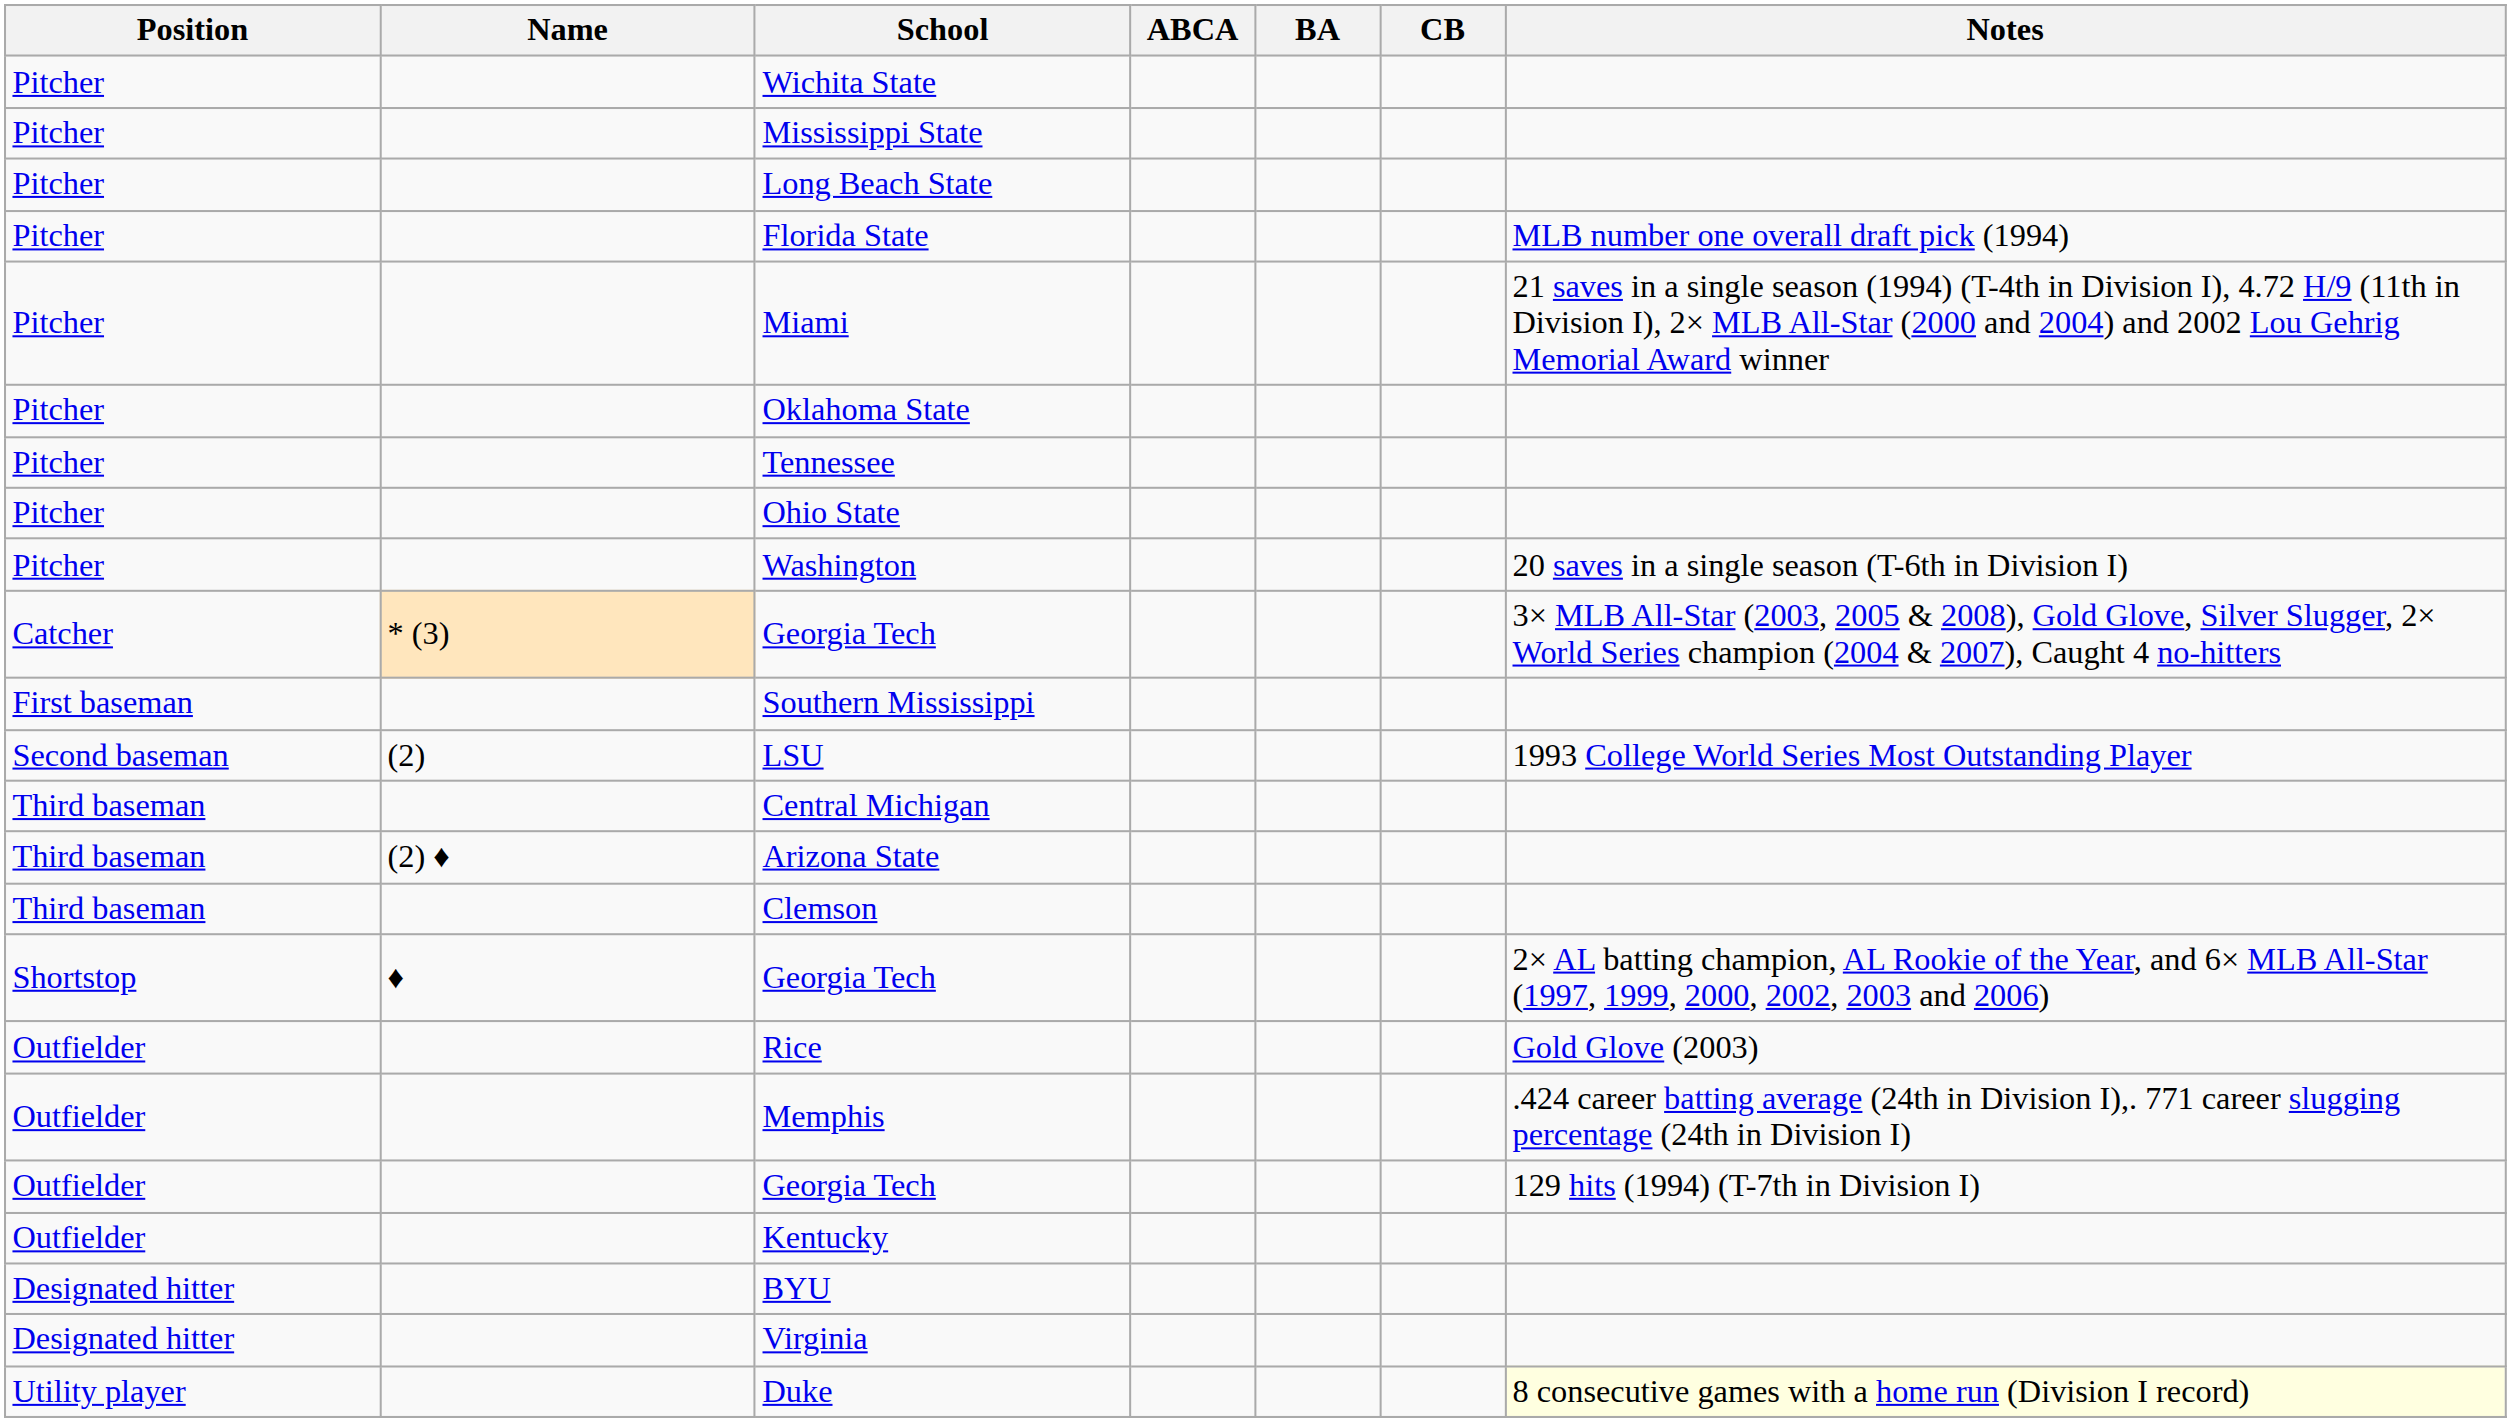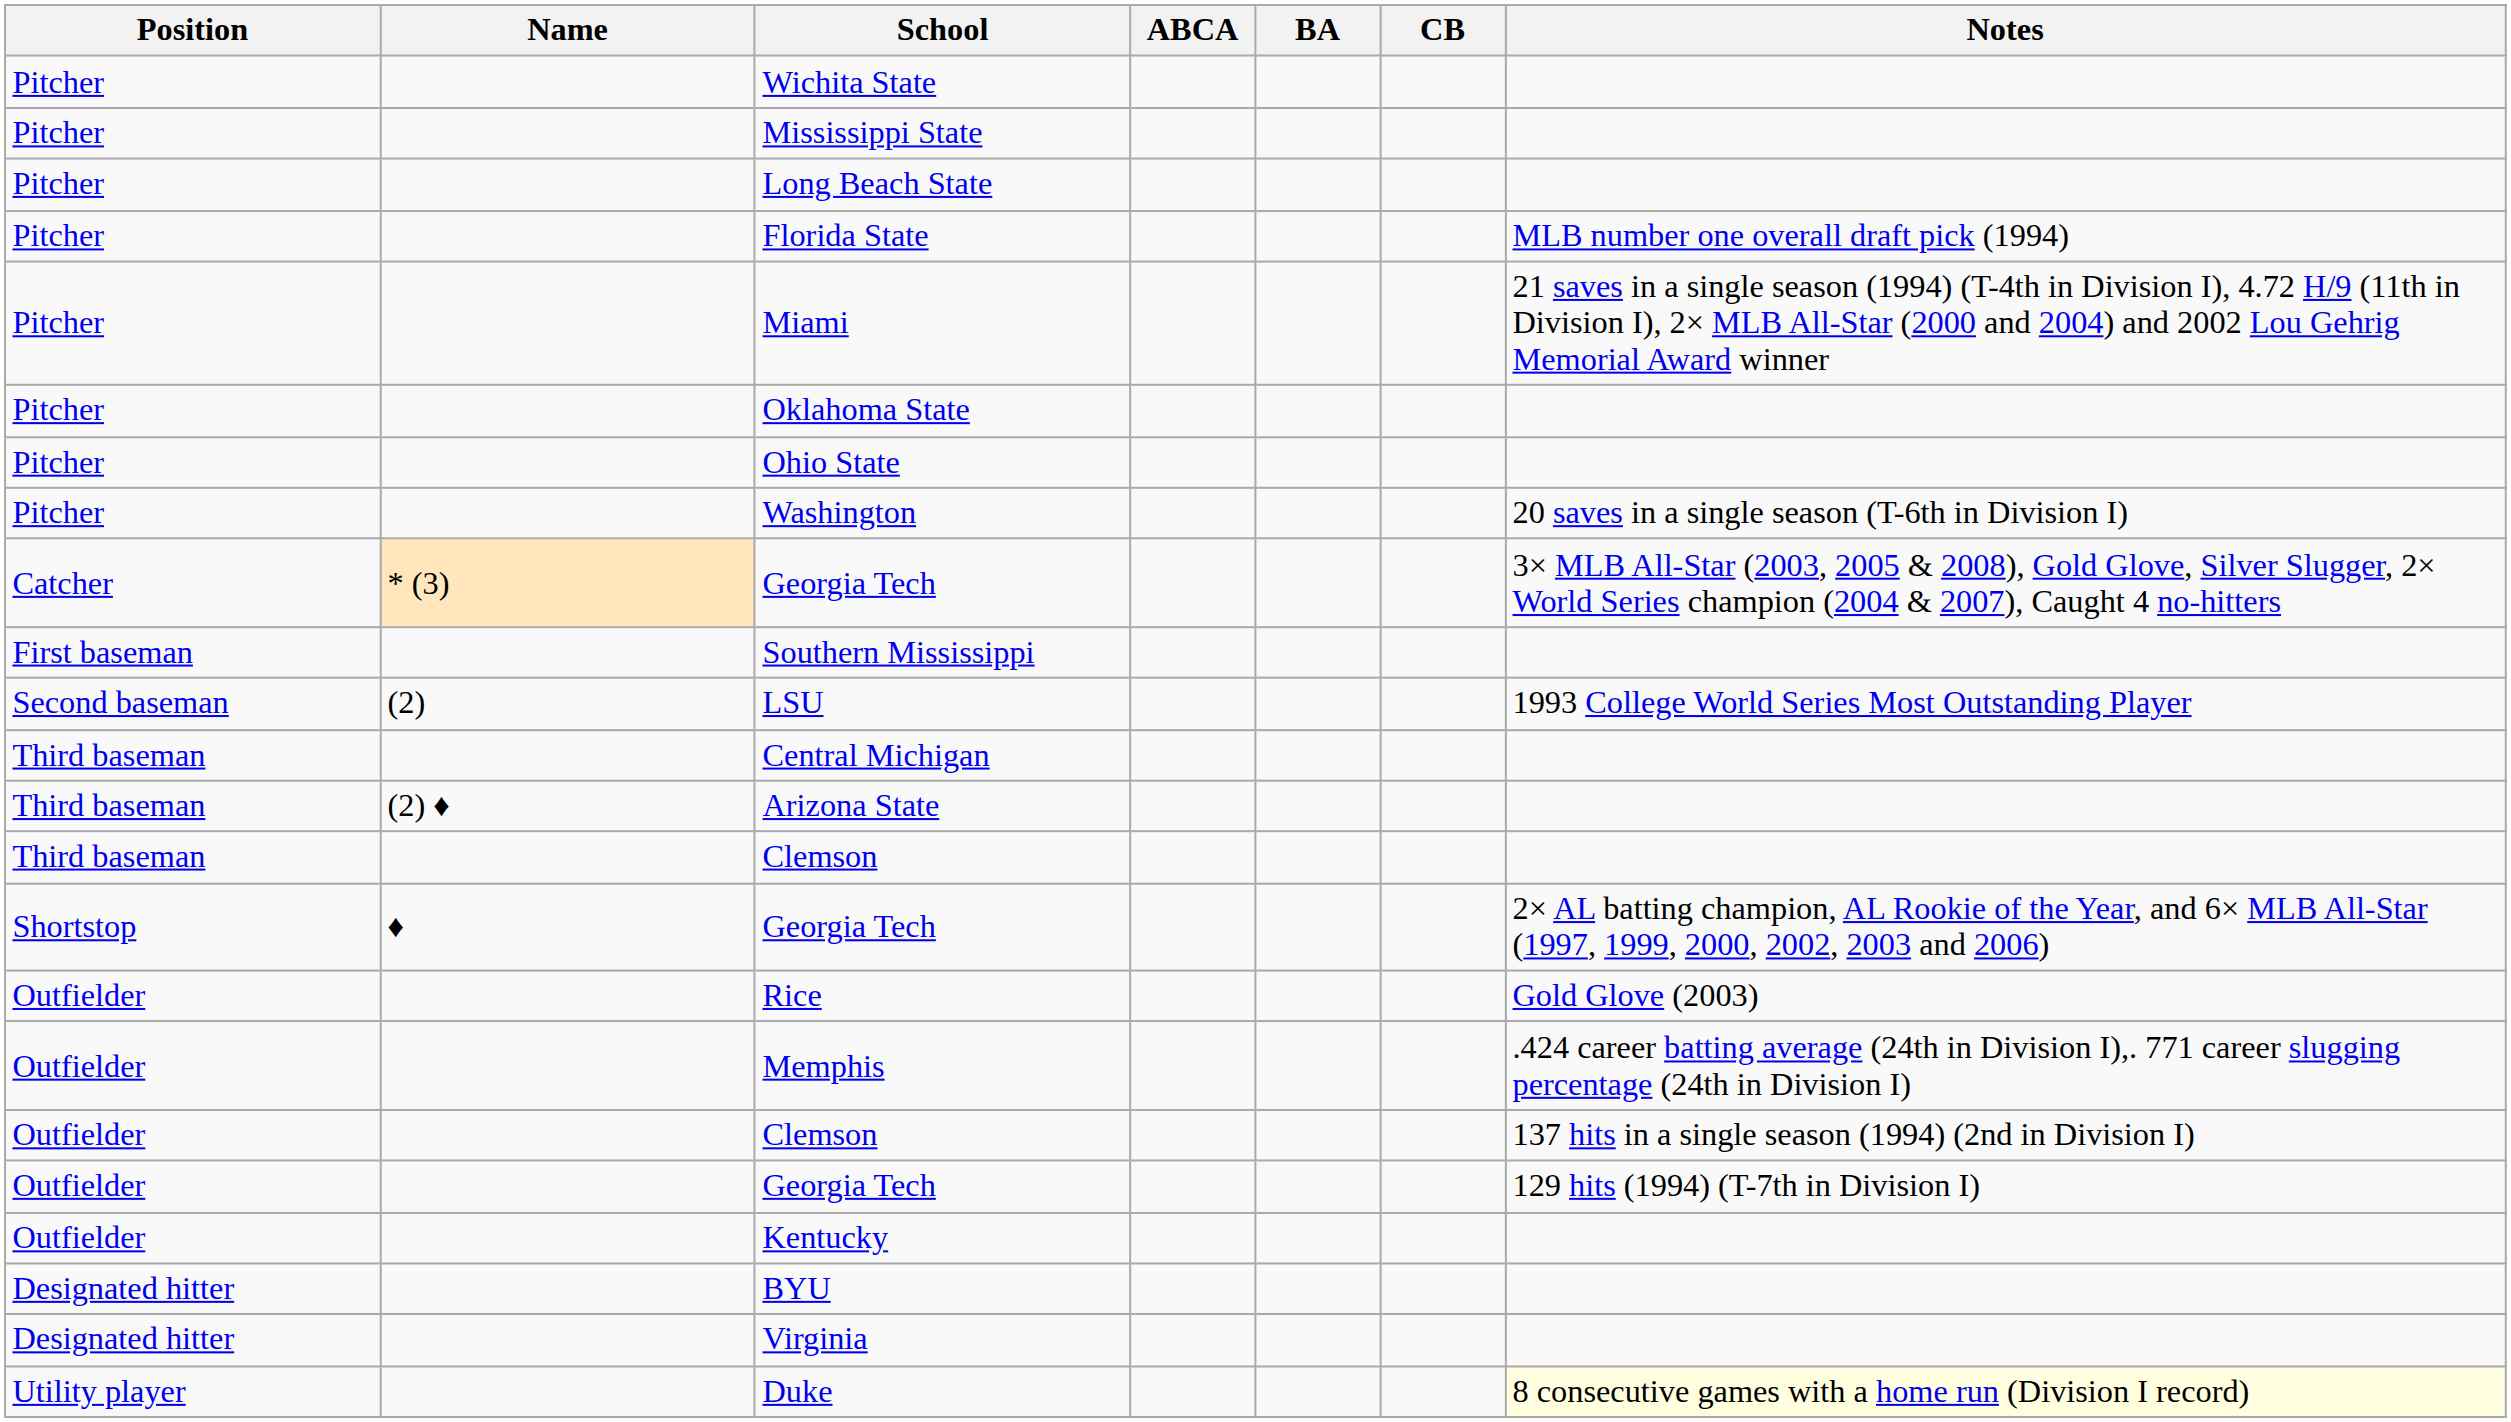- row: (58, 461)
+ row: (79, 1134)
